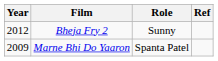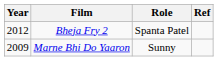(162, 30) Sunny -> (162, 30) Spanta Patel
(162, 47) Spanta Patel -> (162, 47) Sunny
